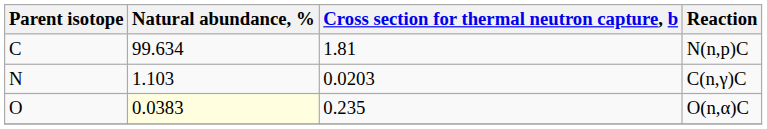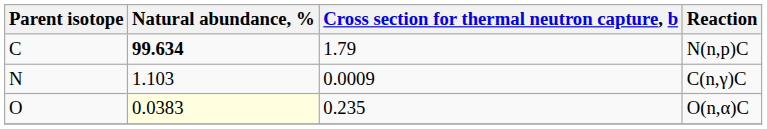(158, 49) normal -> (158, 49) bold
(340, 49) 1.81 -> (340, 49) 1.79
(349, 78) 0.0203 -> (349, 78) 0.0009
